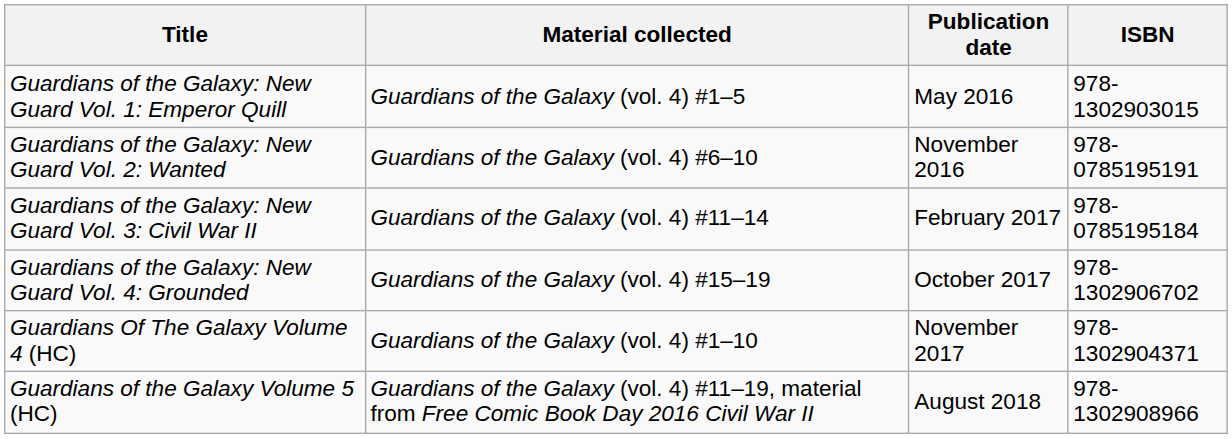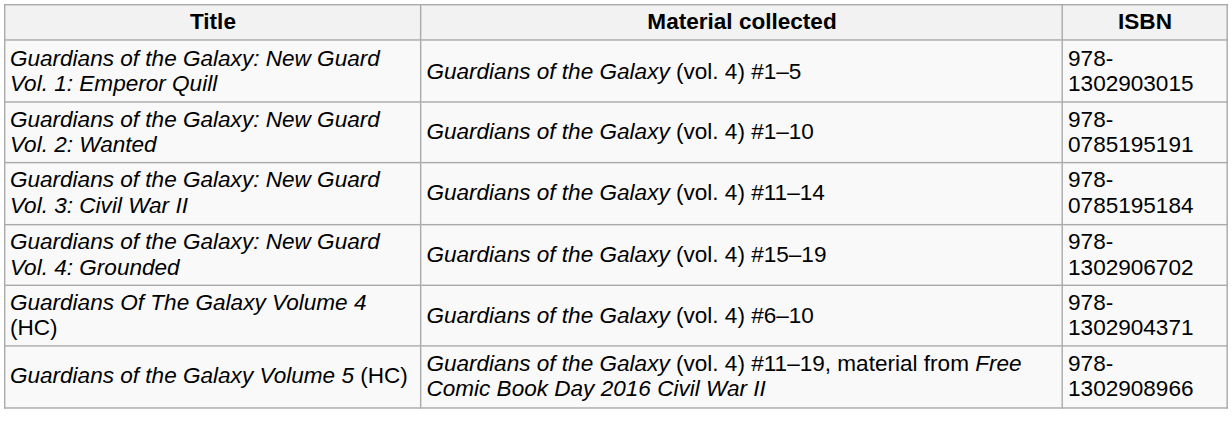- column: (989, 35)
(564, 157) Guardians of the Galaxy (vol. 4) #6–10 -> (620, 132) Guardians of the Galaxy (vol. 4) #1–10
(564, 340) Guardians of the Galaxy (vol. 4) #1–10 -> (620, 315) Guardians of the Galaxy (vol. 4) #6–10
